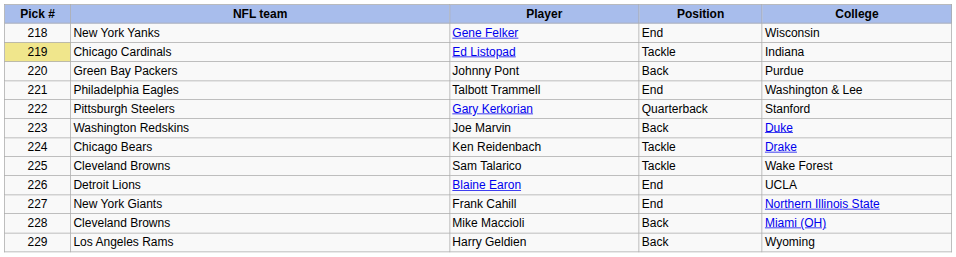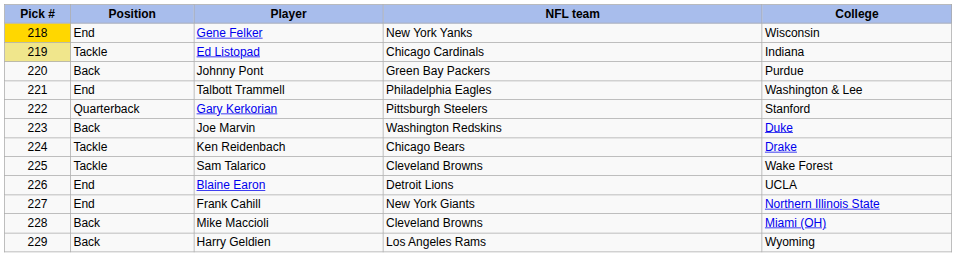columns swapped: (260, 14) <-> (701, 14)
(38, 33) no background -> (38, 33) gold background
